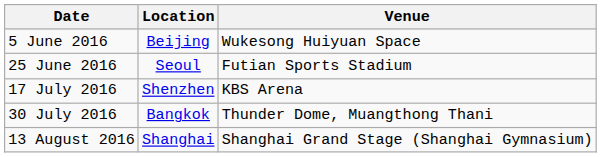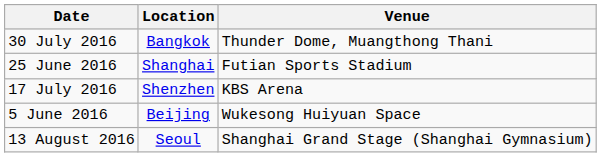rows swapped: (58, 41) <-> (62, 115)
(178, 66) Seoul -> (178, 66) Shanghai
(178, 140) Shanghai -> (178, 140) Seoul
